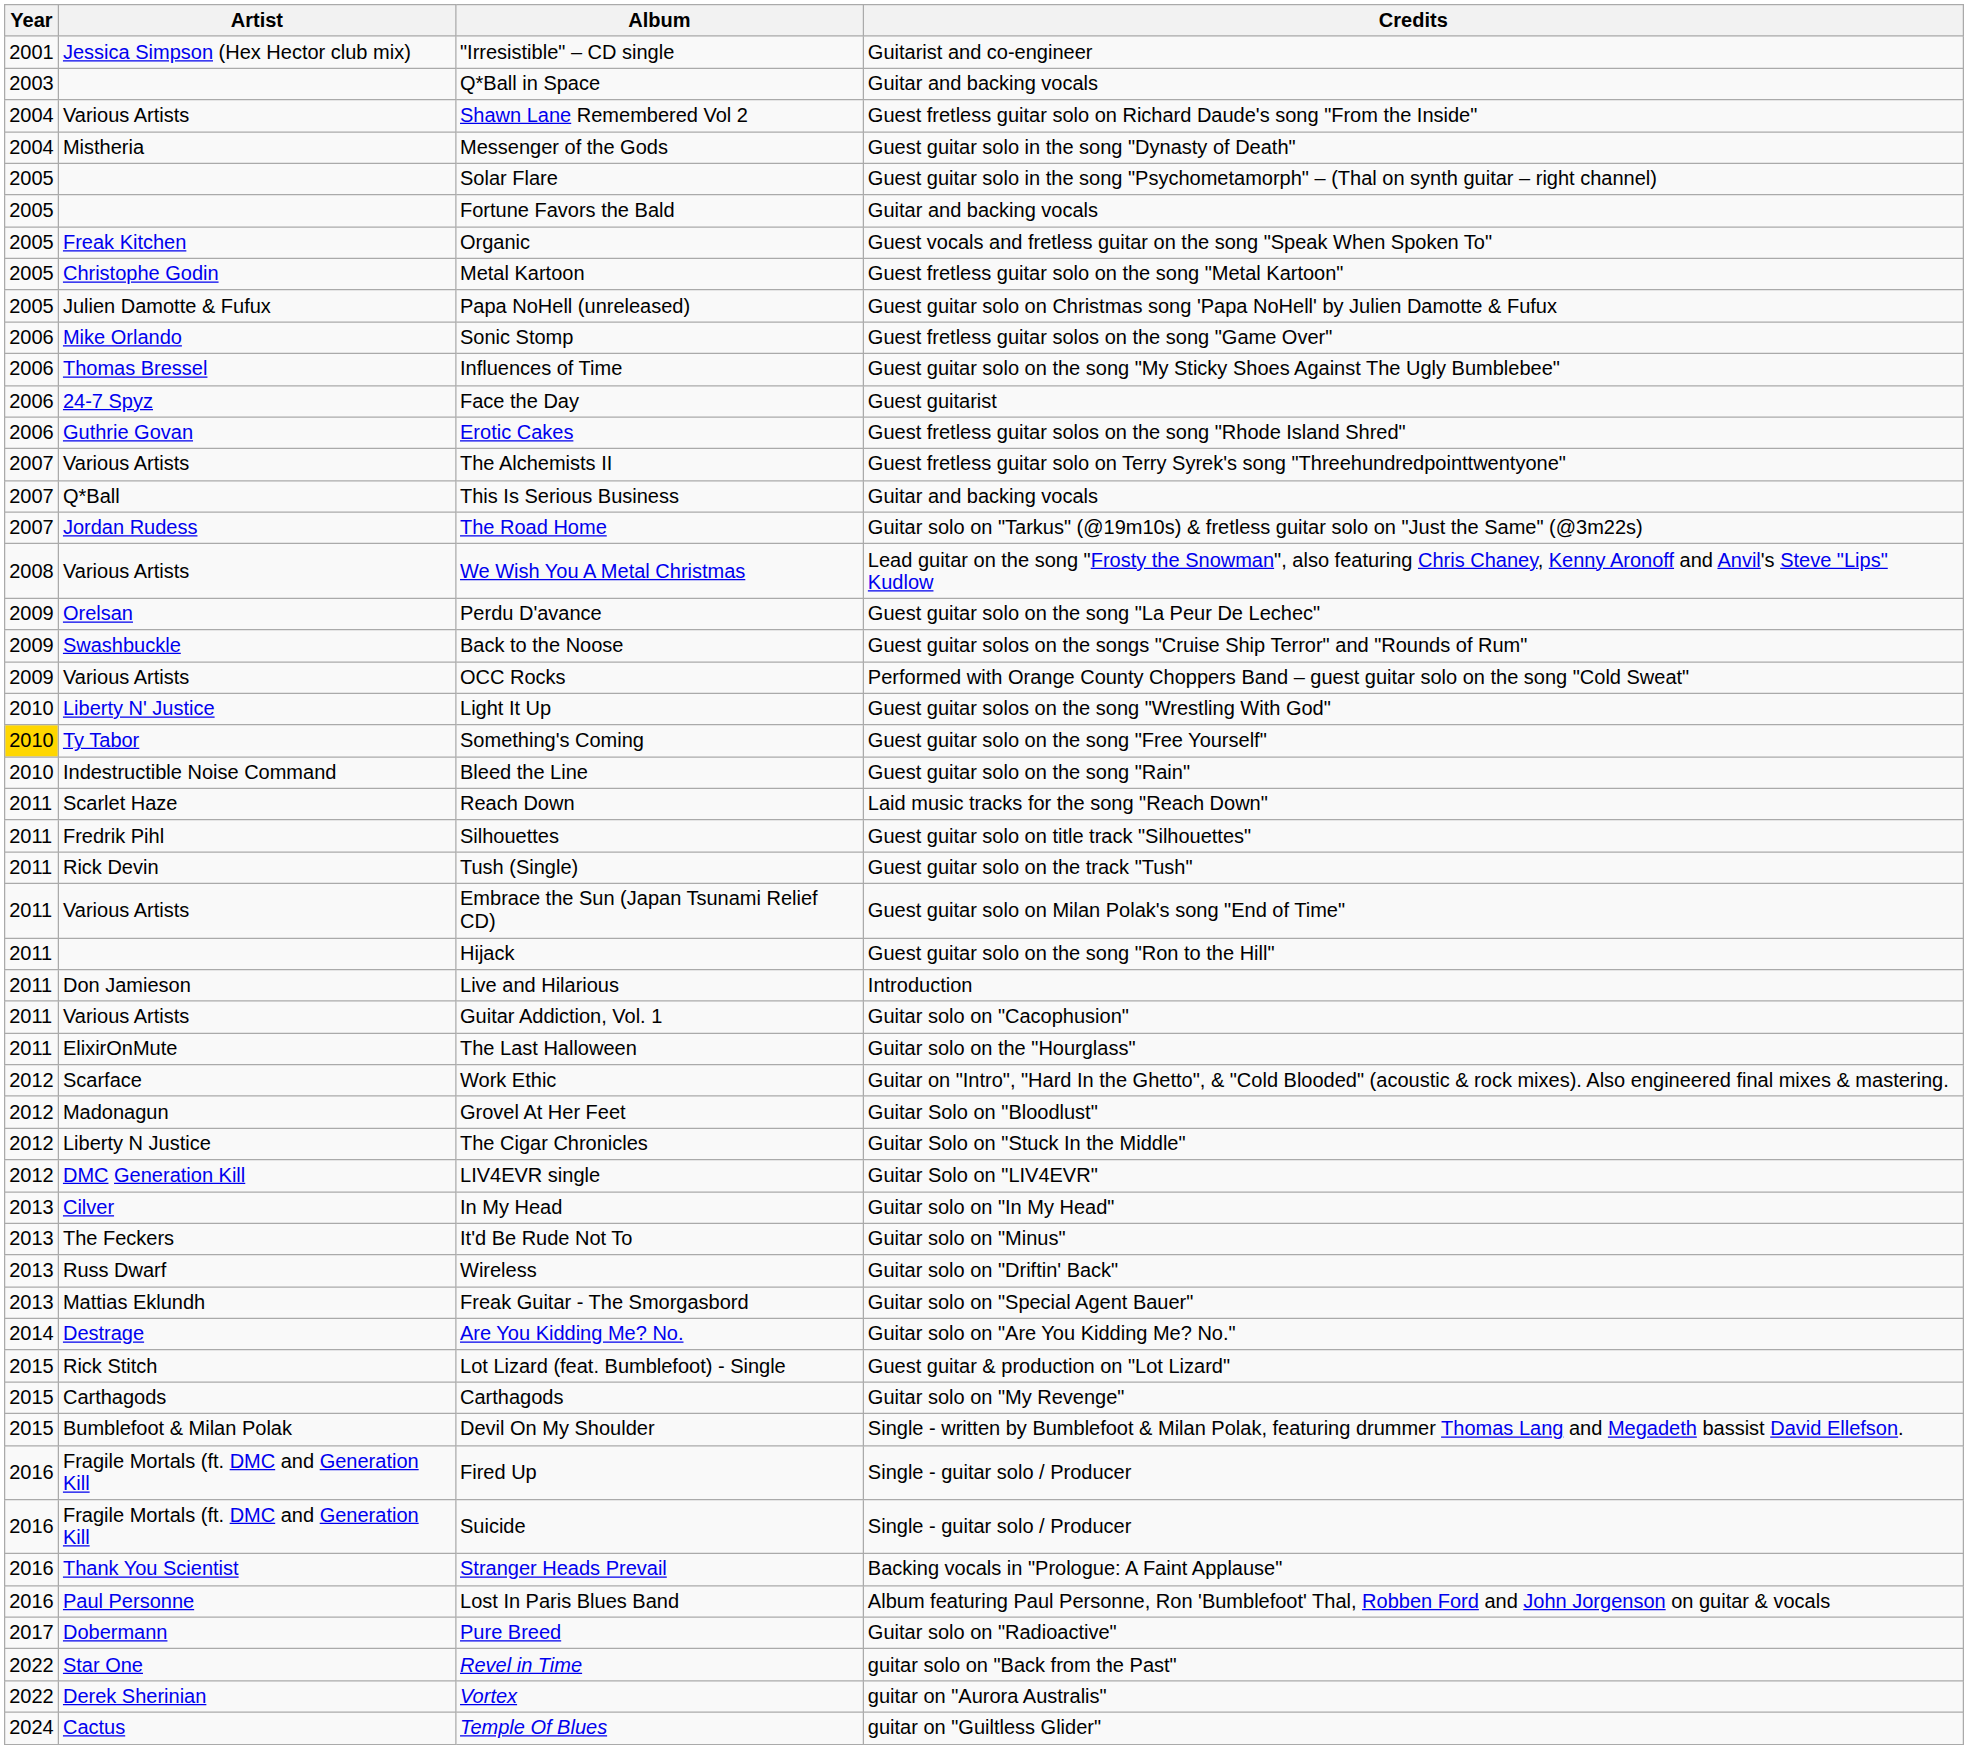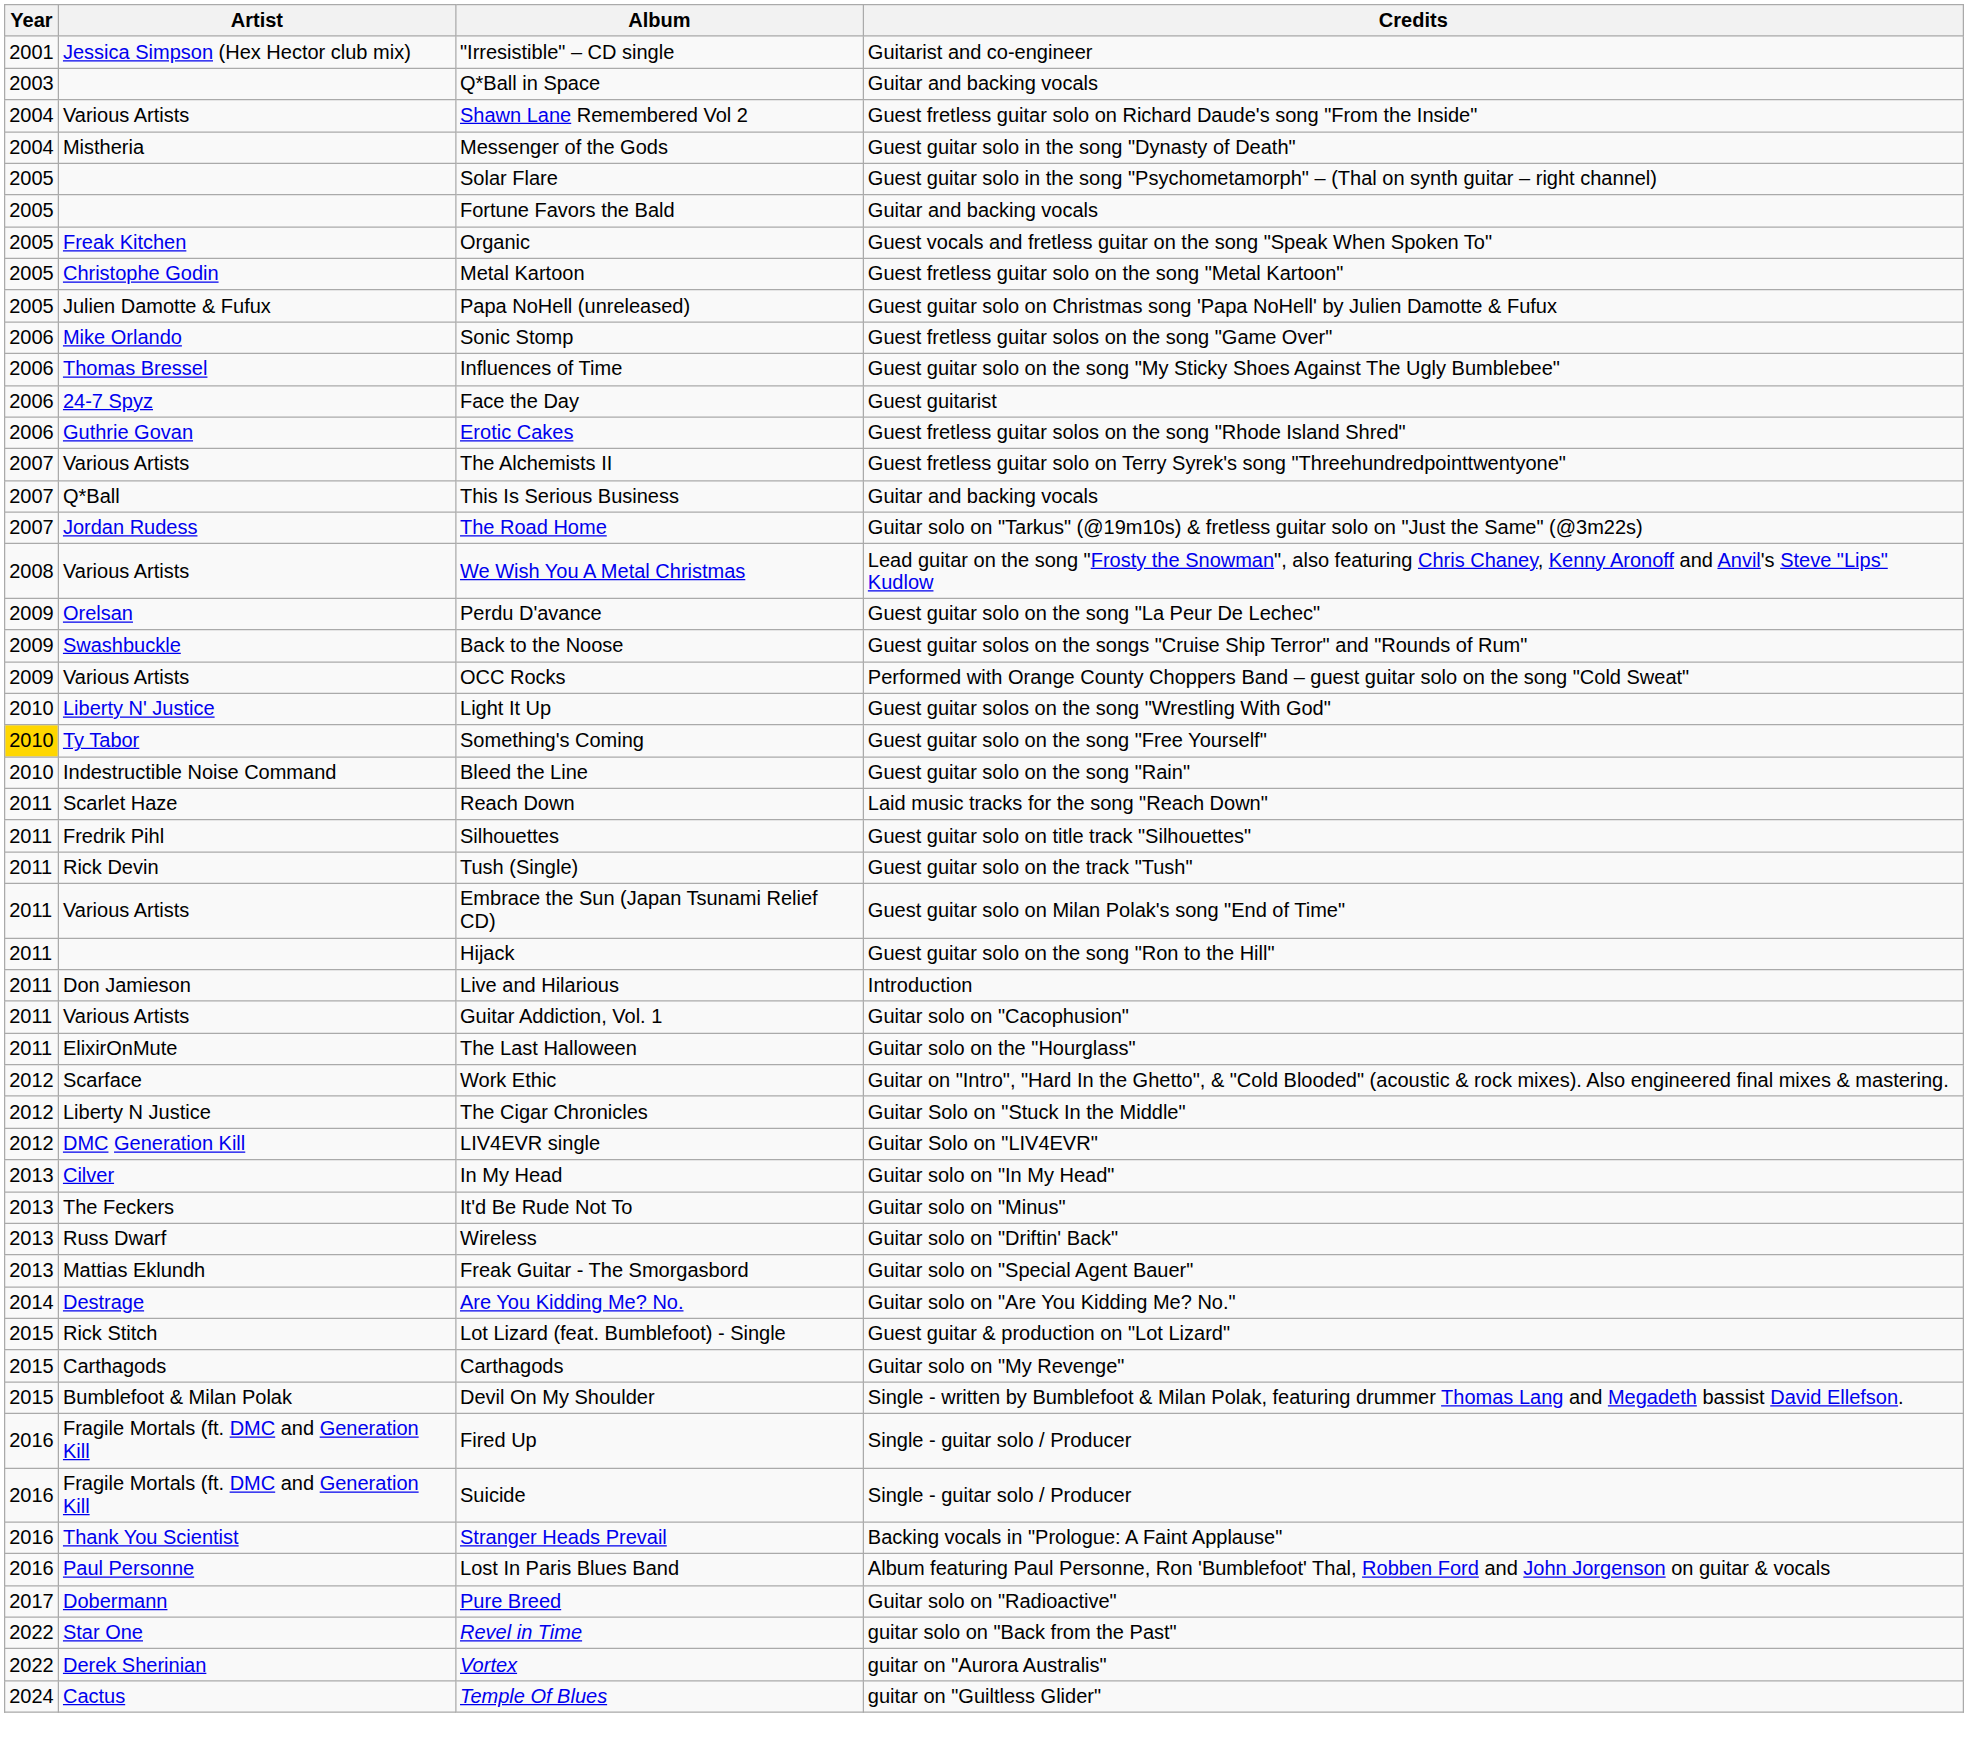- row: (543, 1112)
